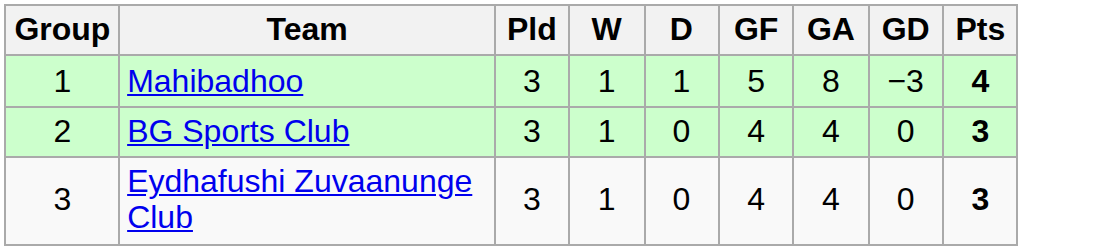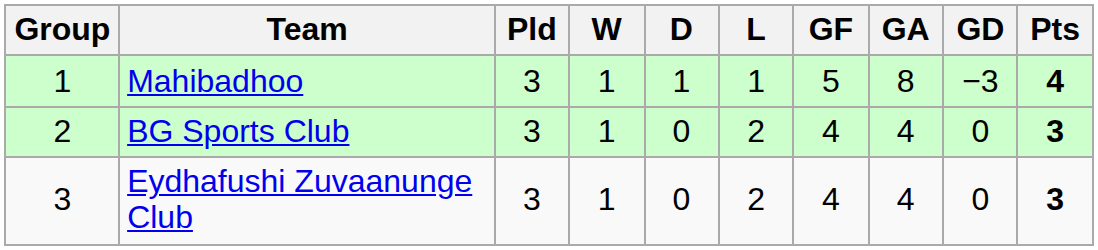+ column: (756, 29)
